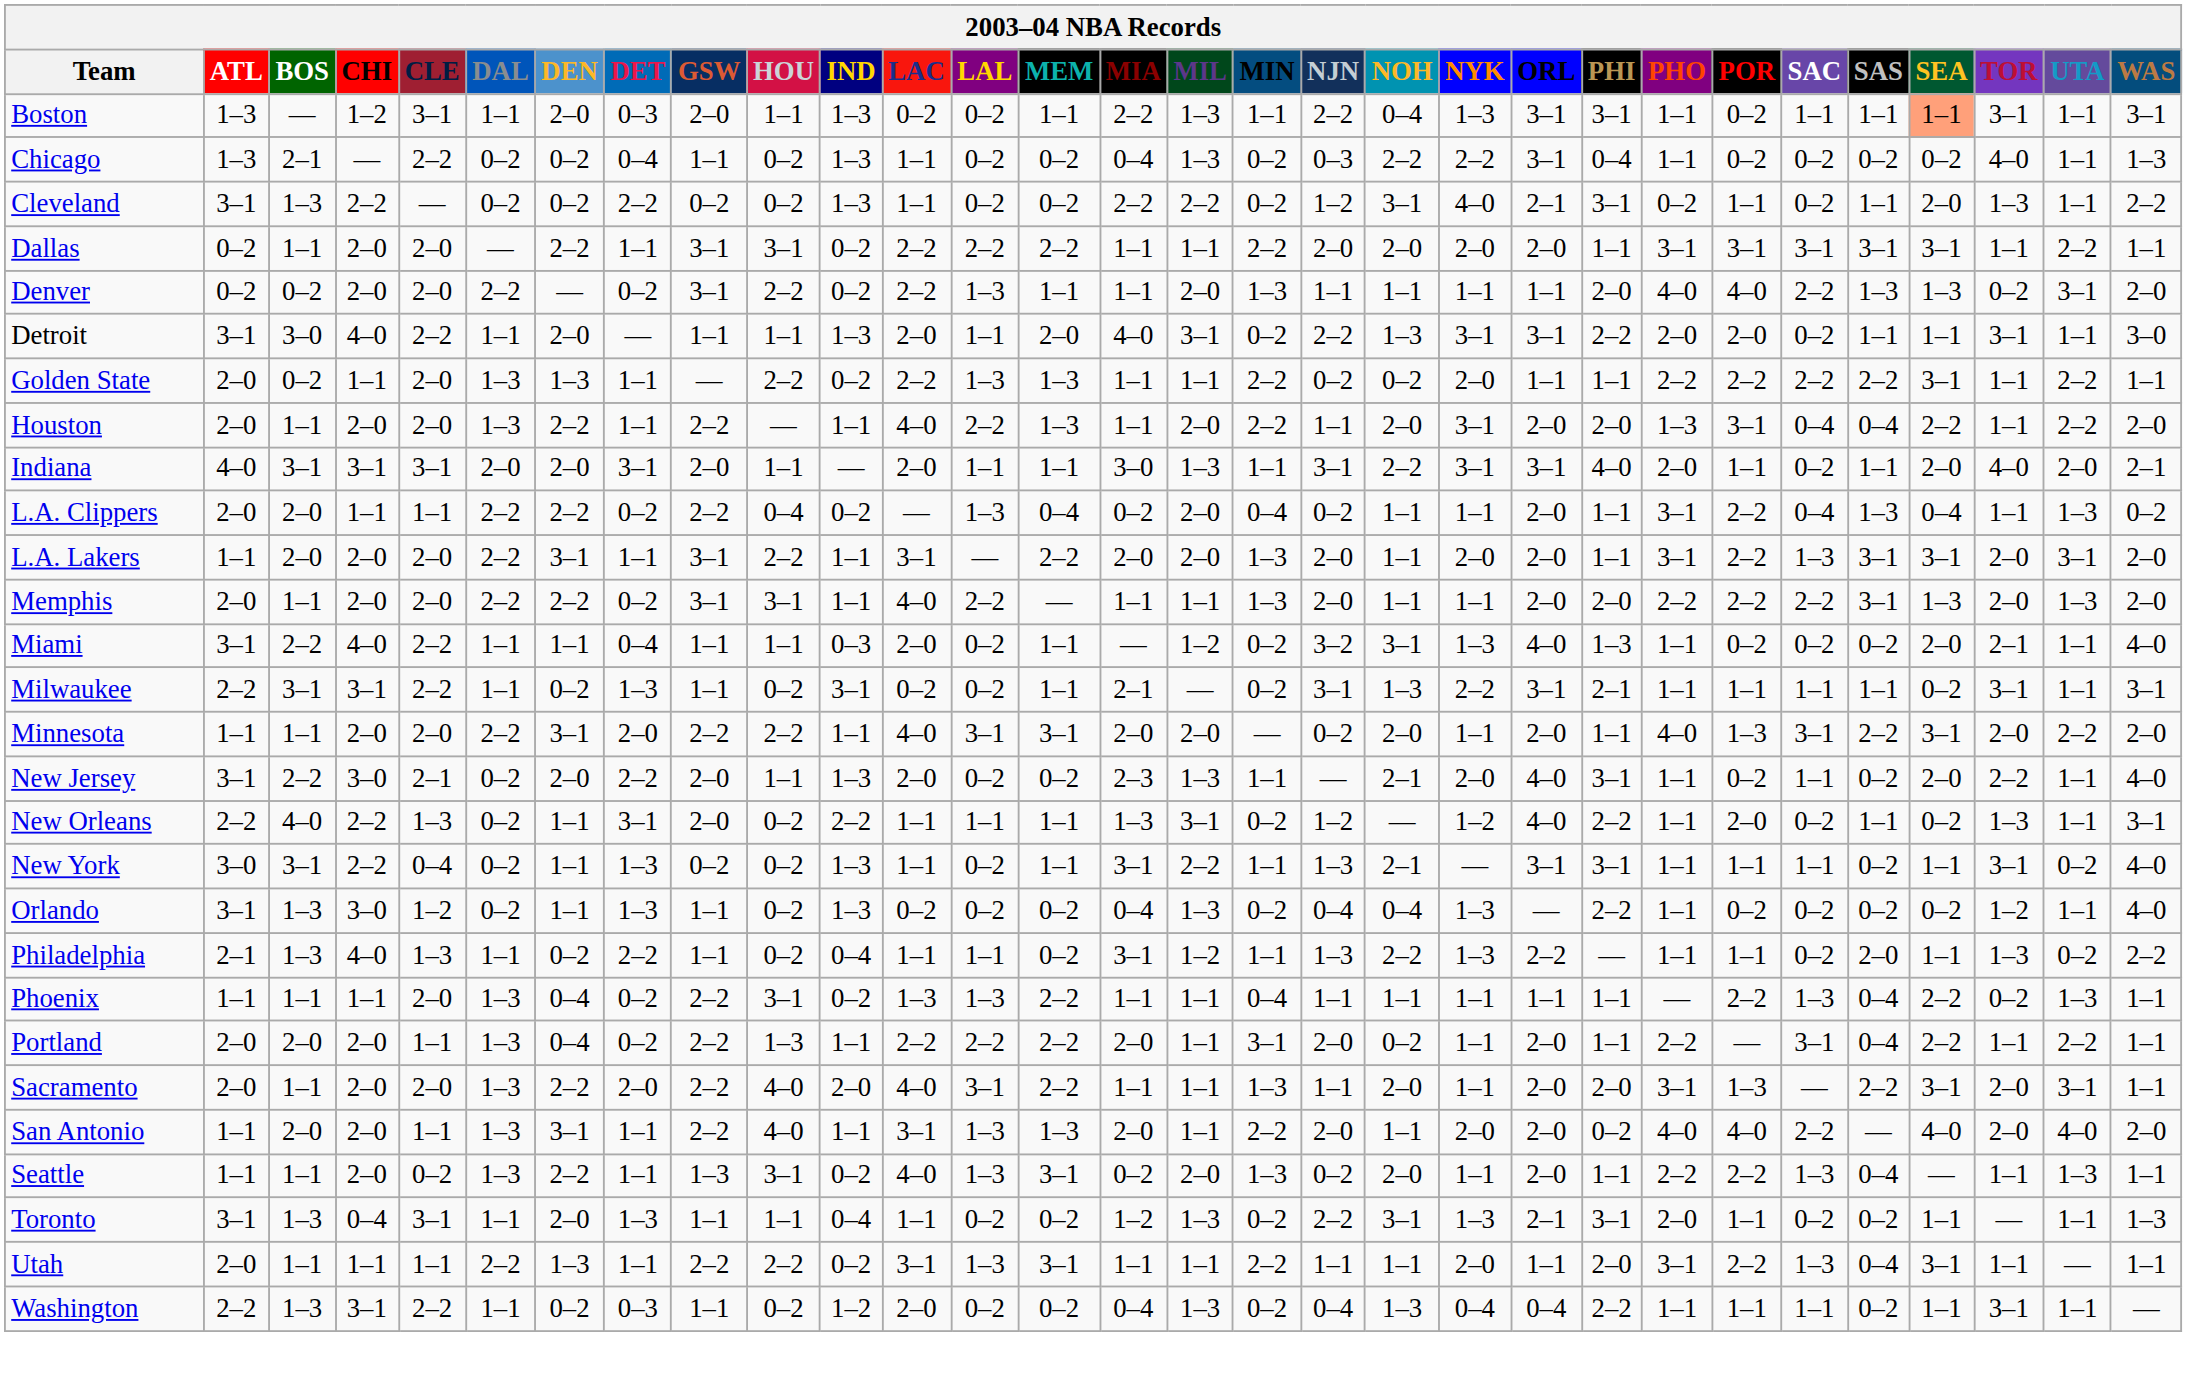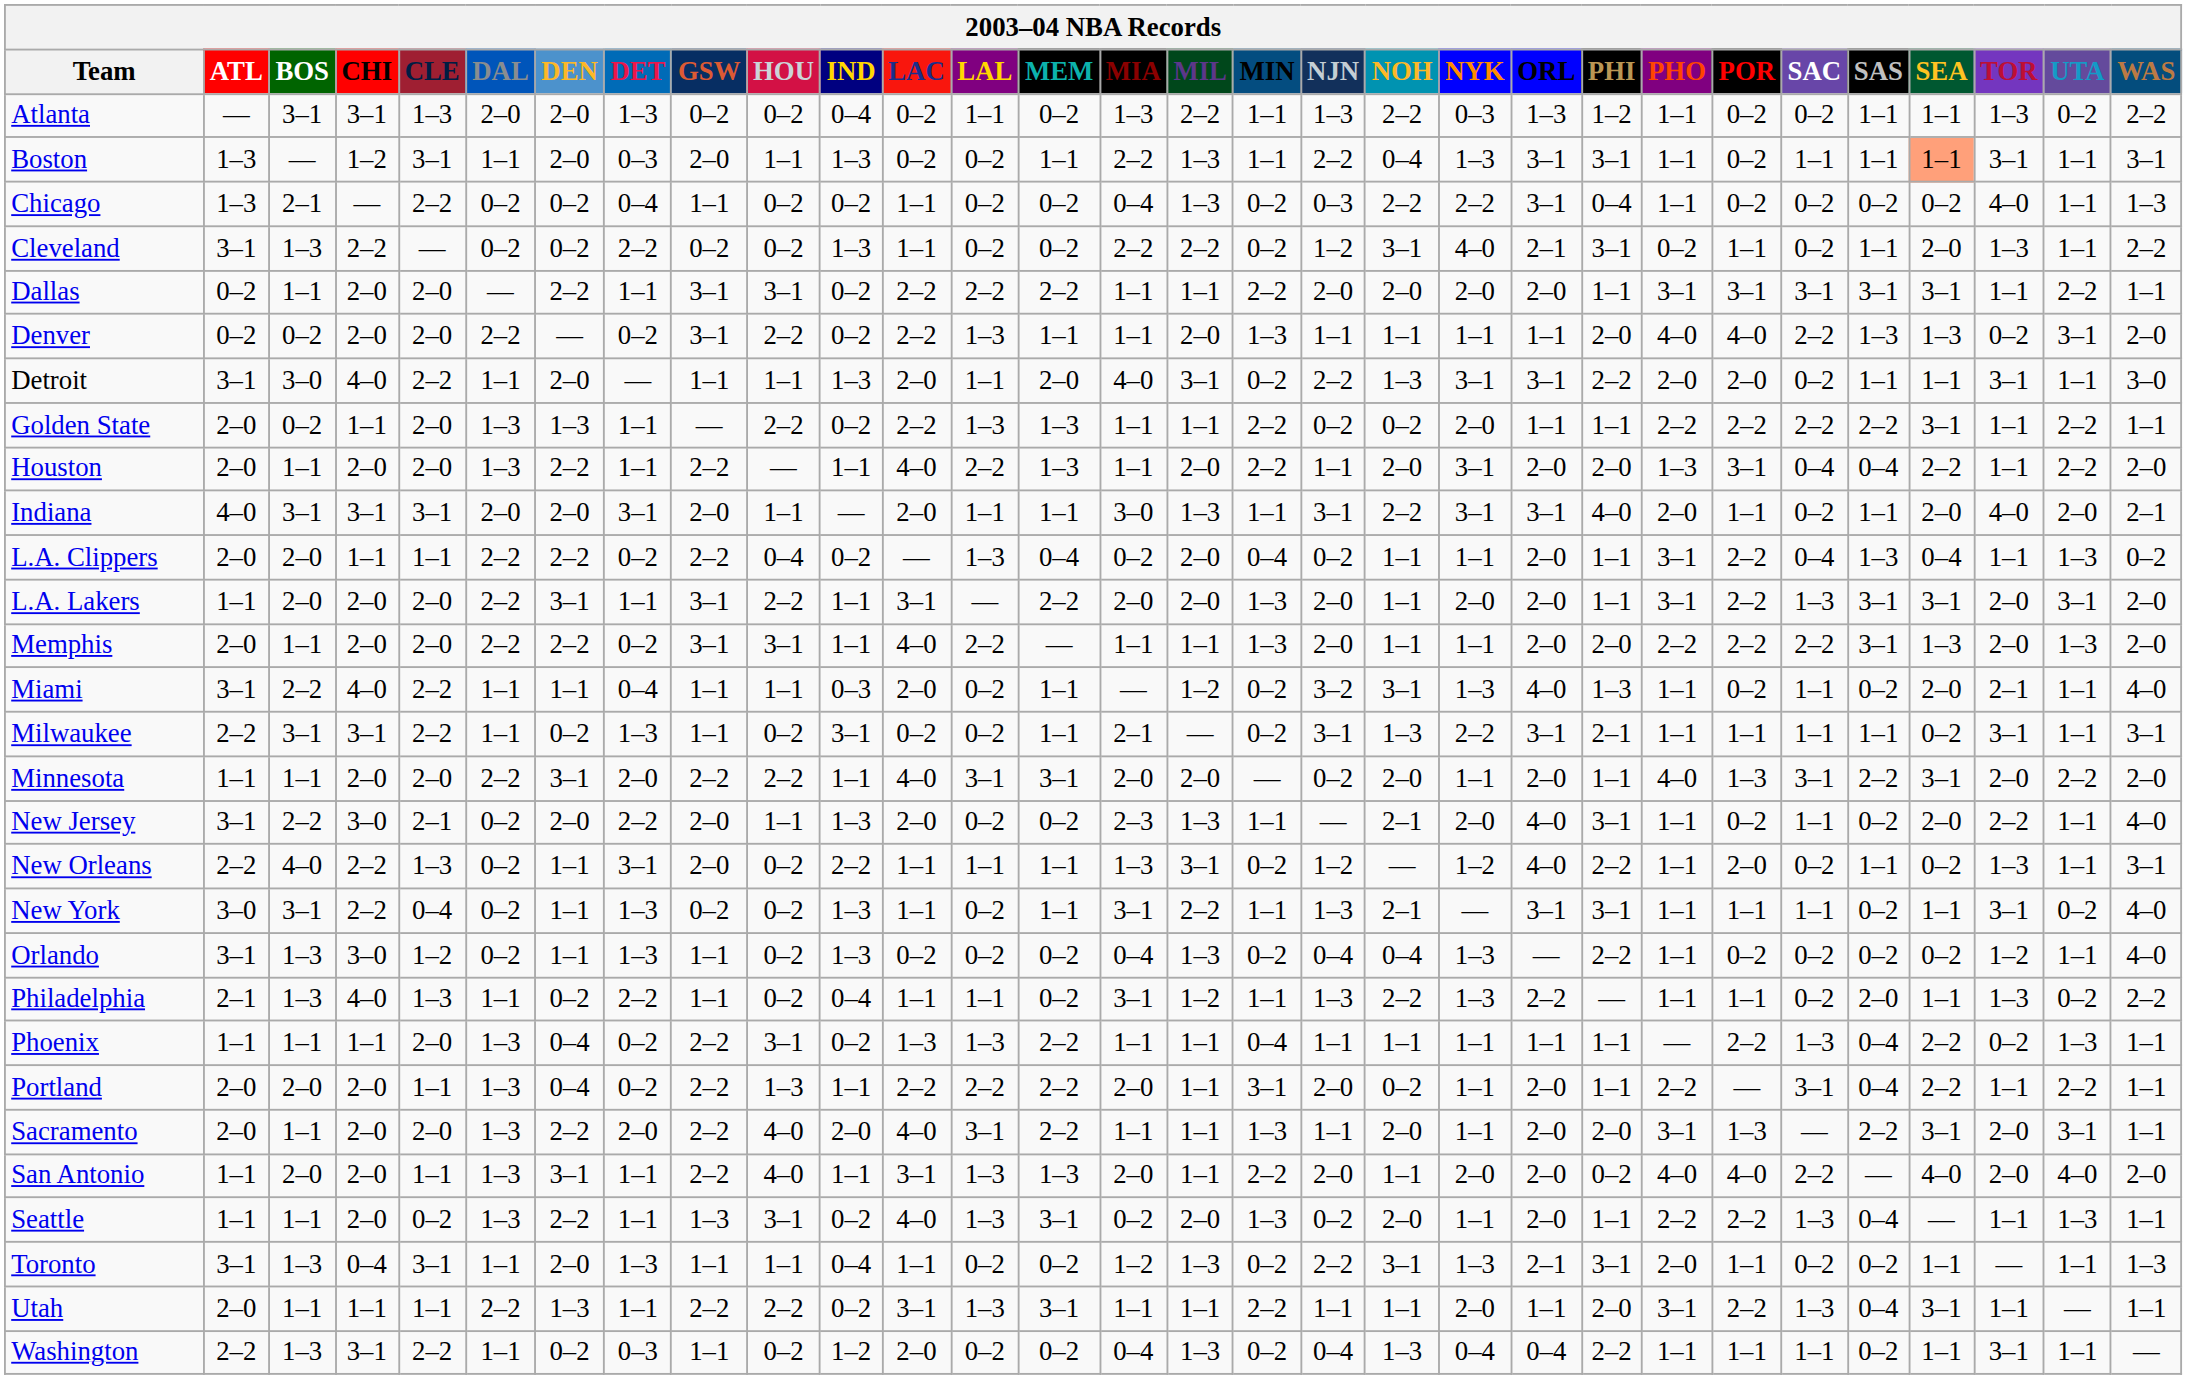+ row: (51, 115)
(851, 159) 1–3 -> (851, 203) 0–2
(1814, 645) 0–2 -> (1814, 689) 1–1
